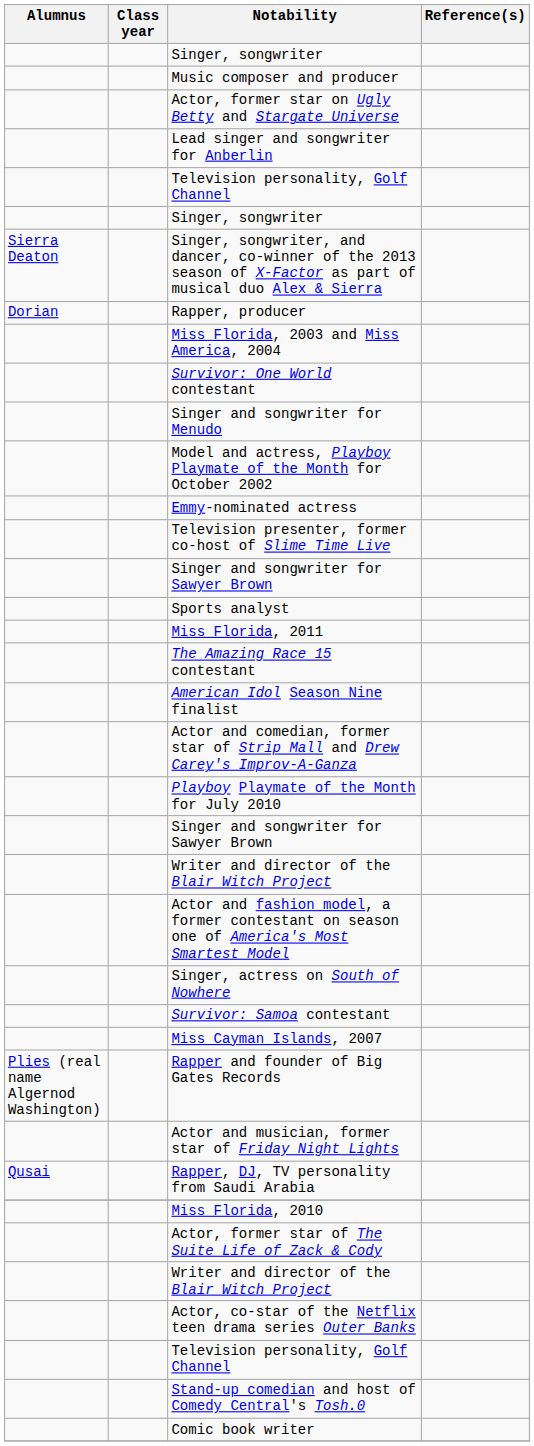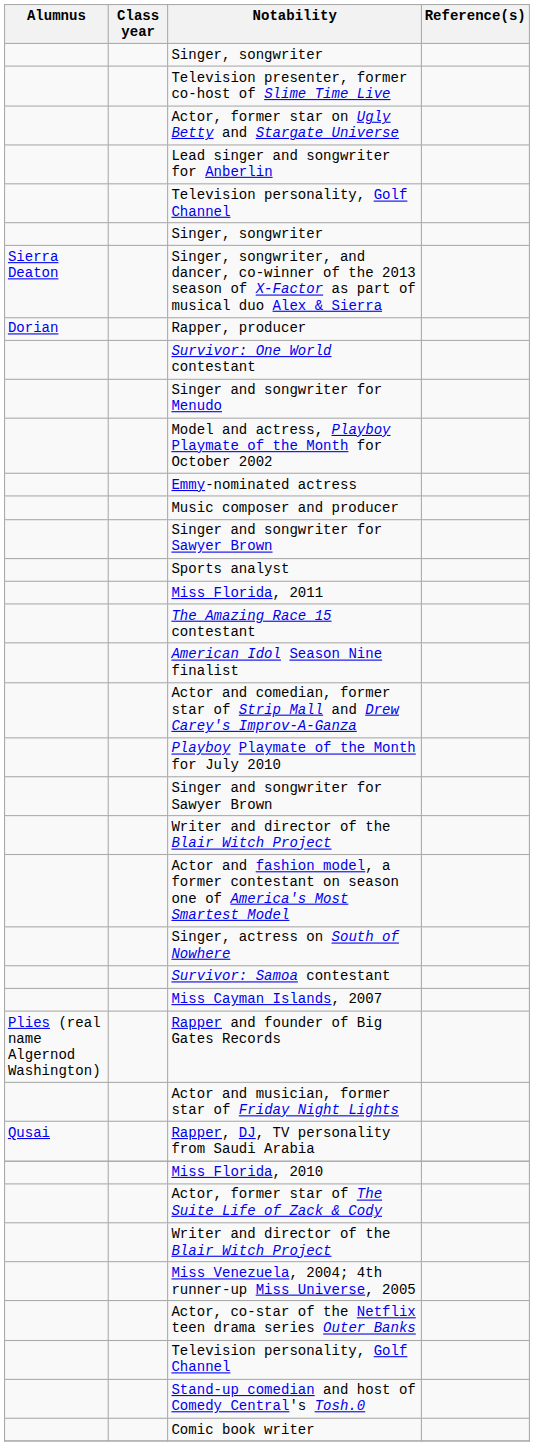rows swapped: (56, 78) <-> (56, 539)
- row: (56, 343)
+ row: (56, 1281)
